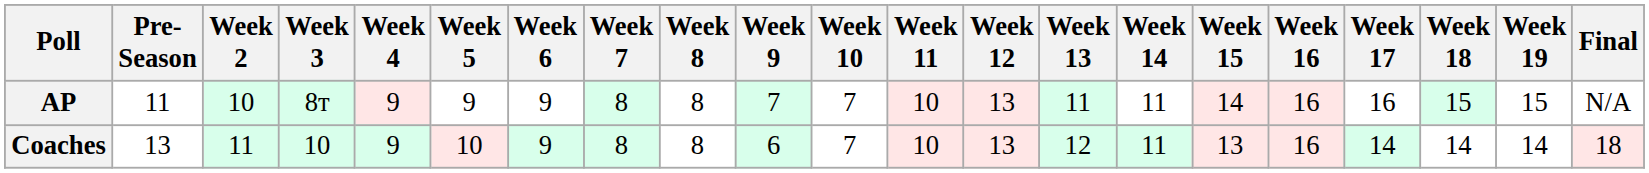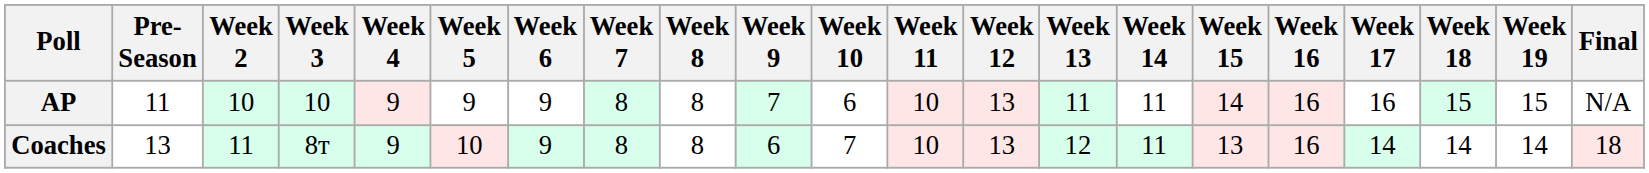(317, 102) 8т -> (317, 102) 10
(850, 102) 7 -> (850, 102) 6
(317, 146) 10 -> (317, 146) 8т
